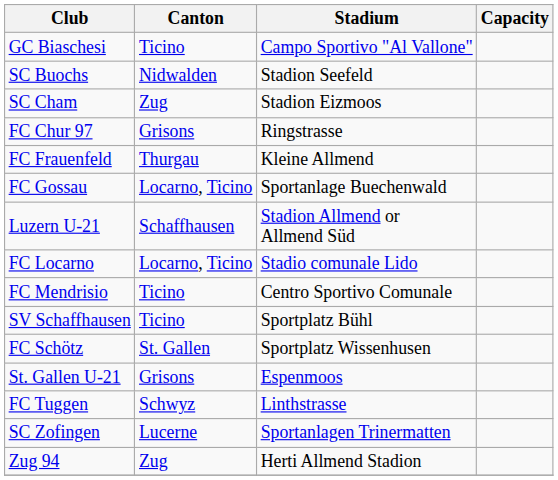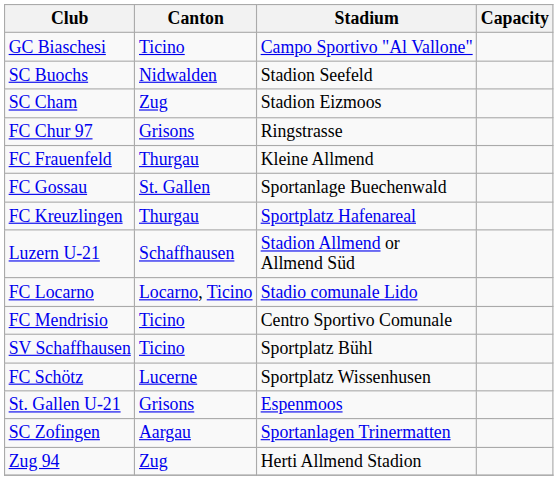(196, 187) Locarno, Ticino -> (175, 187) St. Gallen
+ row: (66, 215)
(175, 348) St. Gallen -> (168, 376) Lucerne
- row: (48, 404)
(168, 432) Lucerne -> (165, 432) Aargau
